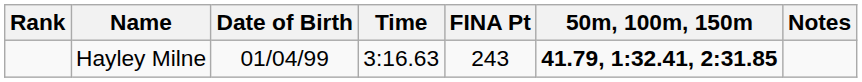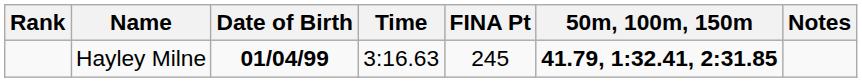(285, 58) normal -> (285, 58) bold
(490, 58) 243 -> (490, 58) 245
